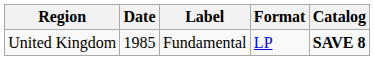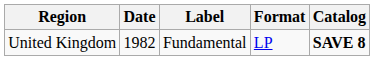(140, 42) 1985 -> (140, 42) 1982
